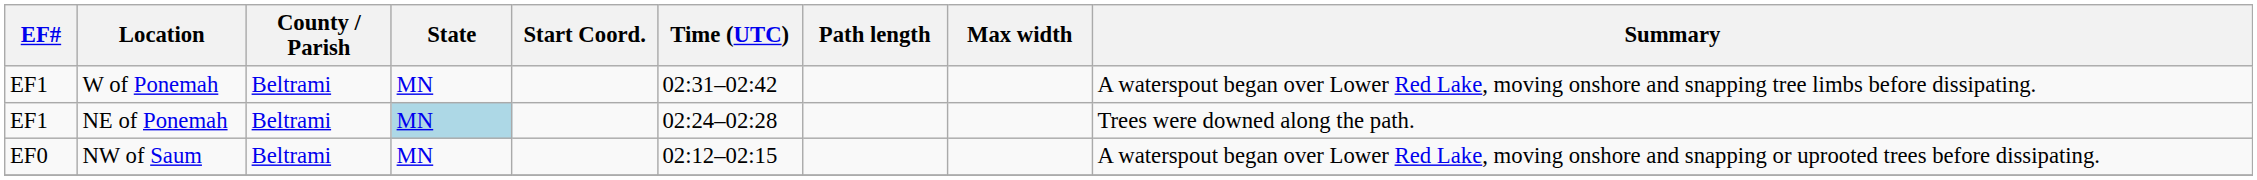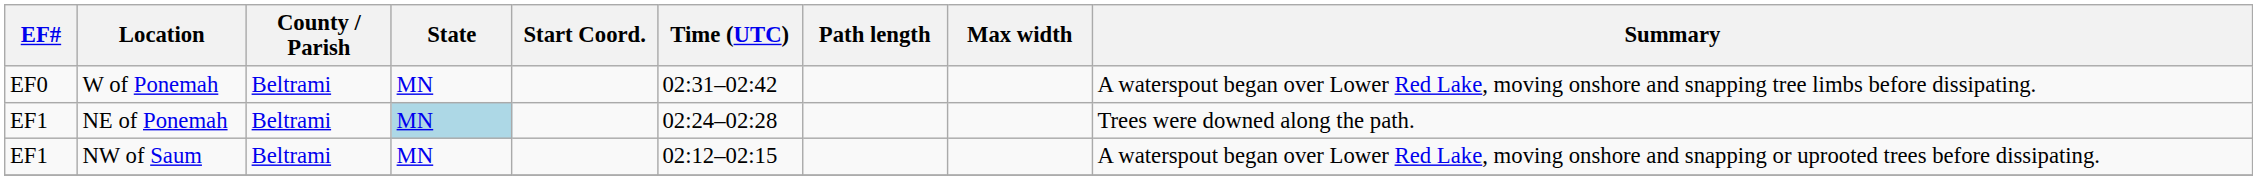(29, 84) EF1 -> (29, 84) EF0
(29, 156) EF0 -> (29, 156) EF1
